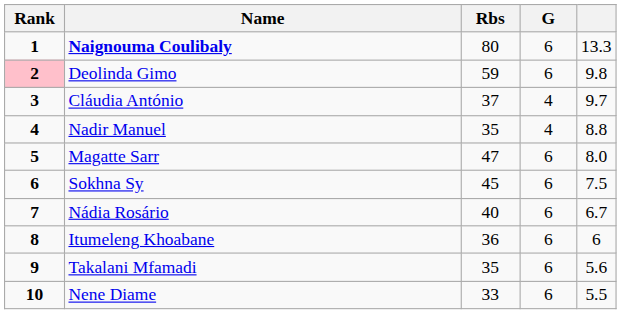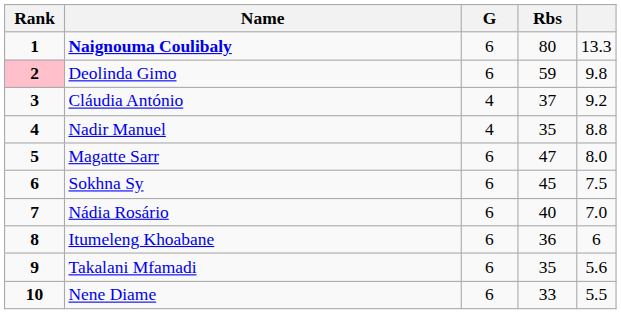columns swapped: (548, 18) <-> (490, 18)
(596, 101) 9.7 -> (596, 101) 9.2
(596, 211) 6.7 -> (596, 211) 7.0
